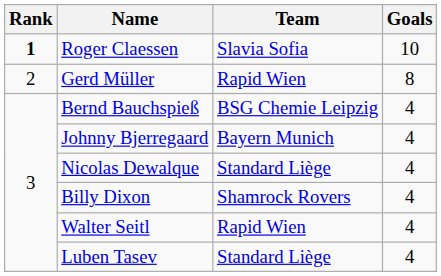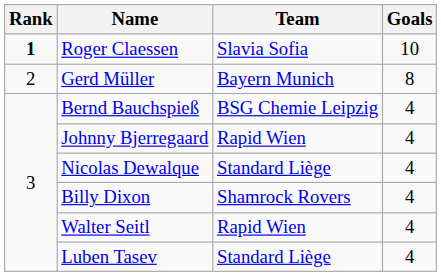(261, 78) Rapid Wien -> (275, 78) Bayern Munich
(275, 138) Bayern Munich -> (261, 138) Rapid Wien
